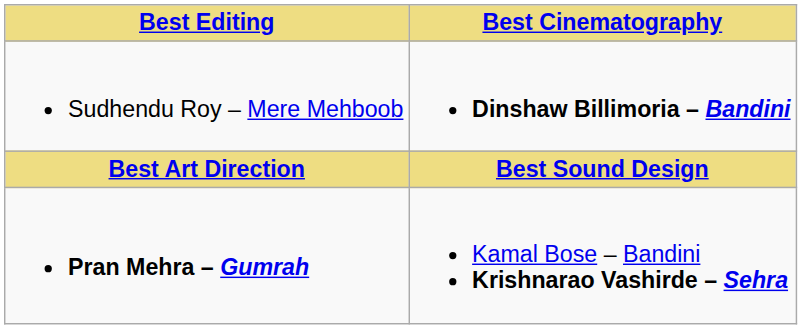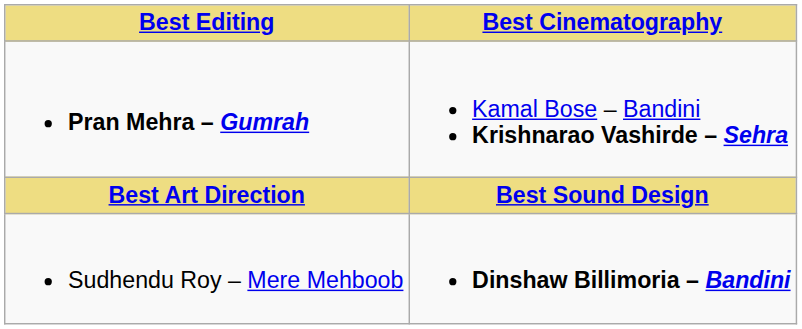rows swapped: (207, 268) <-> (207, 109)
